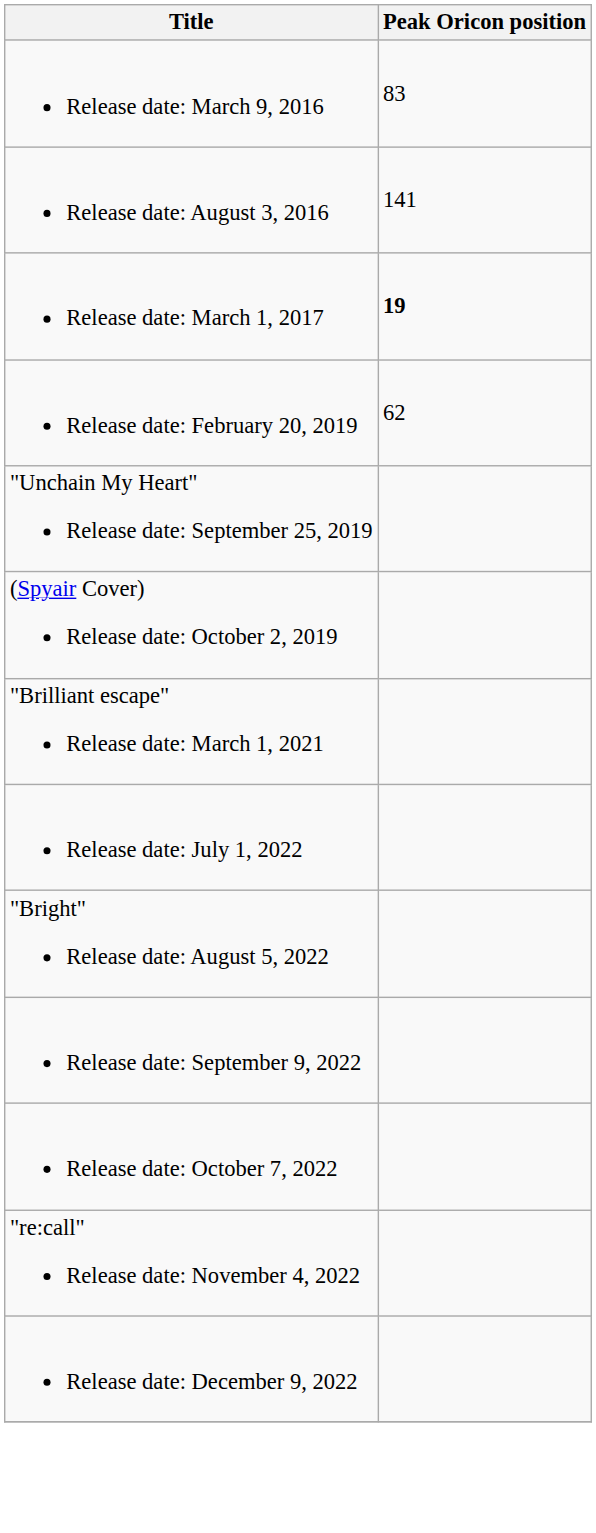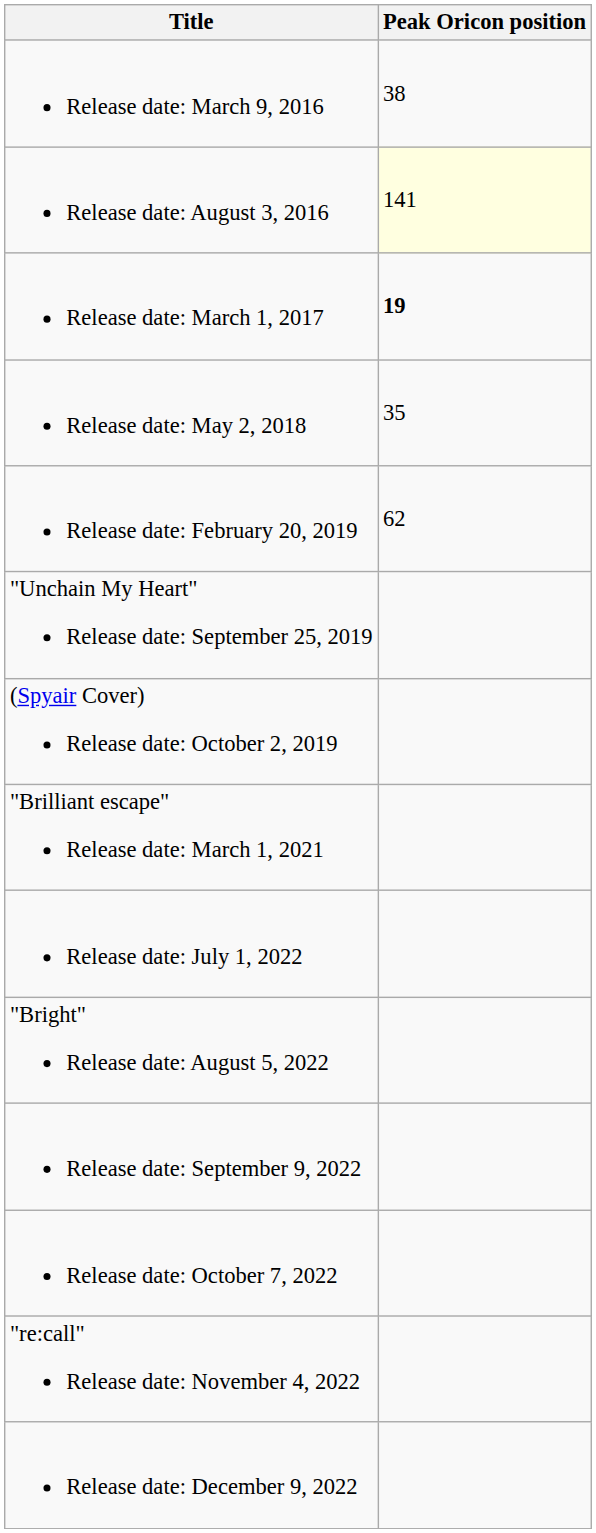(394, 93) 83 -> (394, 93) 38
(400, 199) no background -> (400, 199) lightyellow background
+ row: (191, 425)
